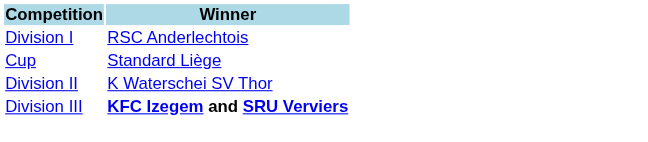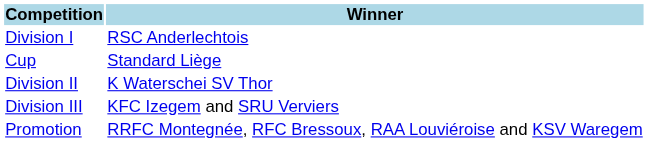(228, 106) bold -> (223, 106) normal
+ row: (43, 130)
